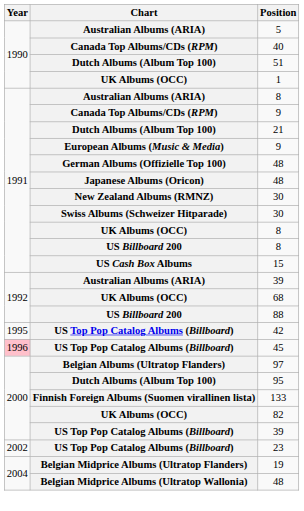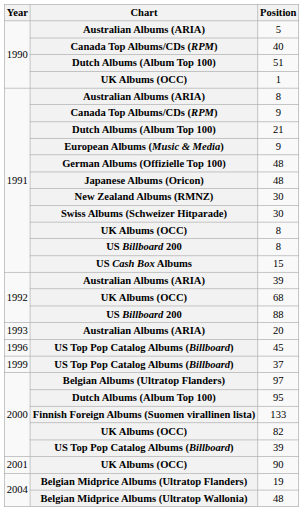+ row: (144, 331)
- row: (144, 331)
(17, 347) pink background -> (17, 347) no background
+ row: (144, 364)
+ row: (144, 465)
- row: (144, 448)
